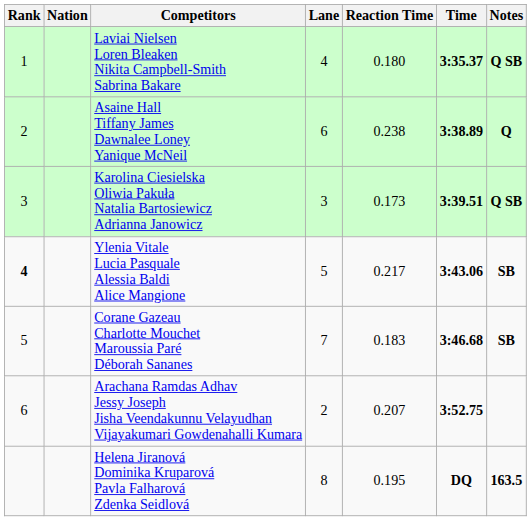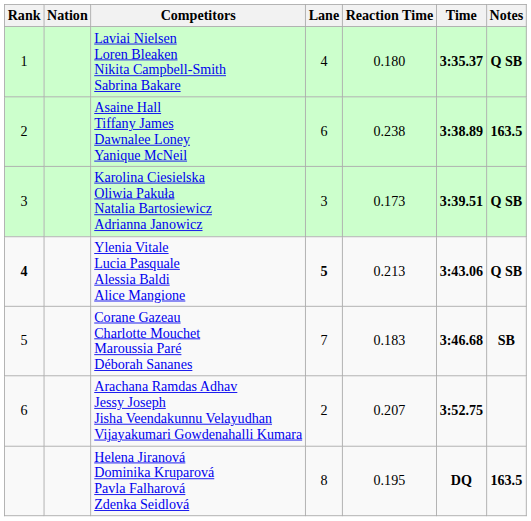(506, 131) Q -> (506, 131) 163.5
(324, 271) normal -> (324, 271) bold
(389, 271) 0.217 -> (389, 271) 0.213
(506, 271) SB -> (506, 271) Q SB
